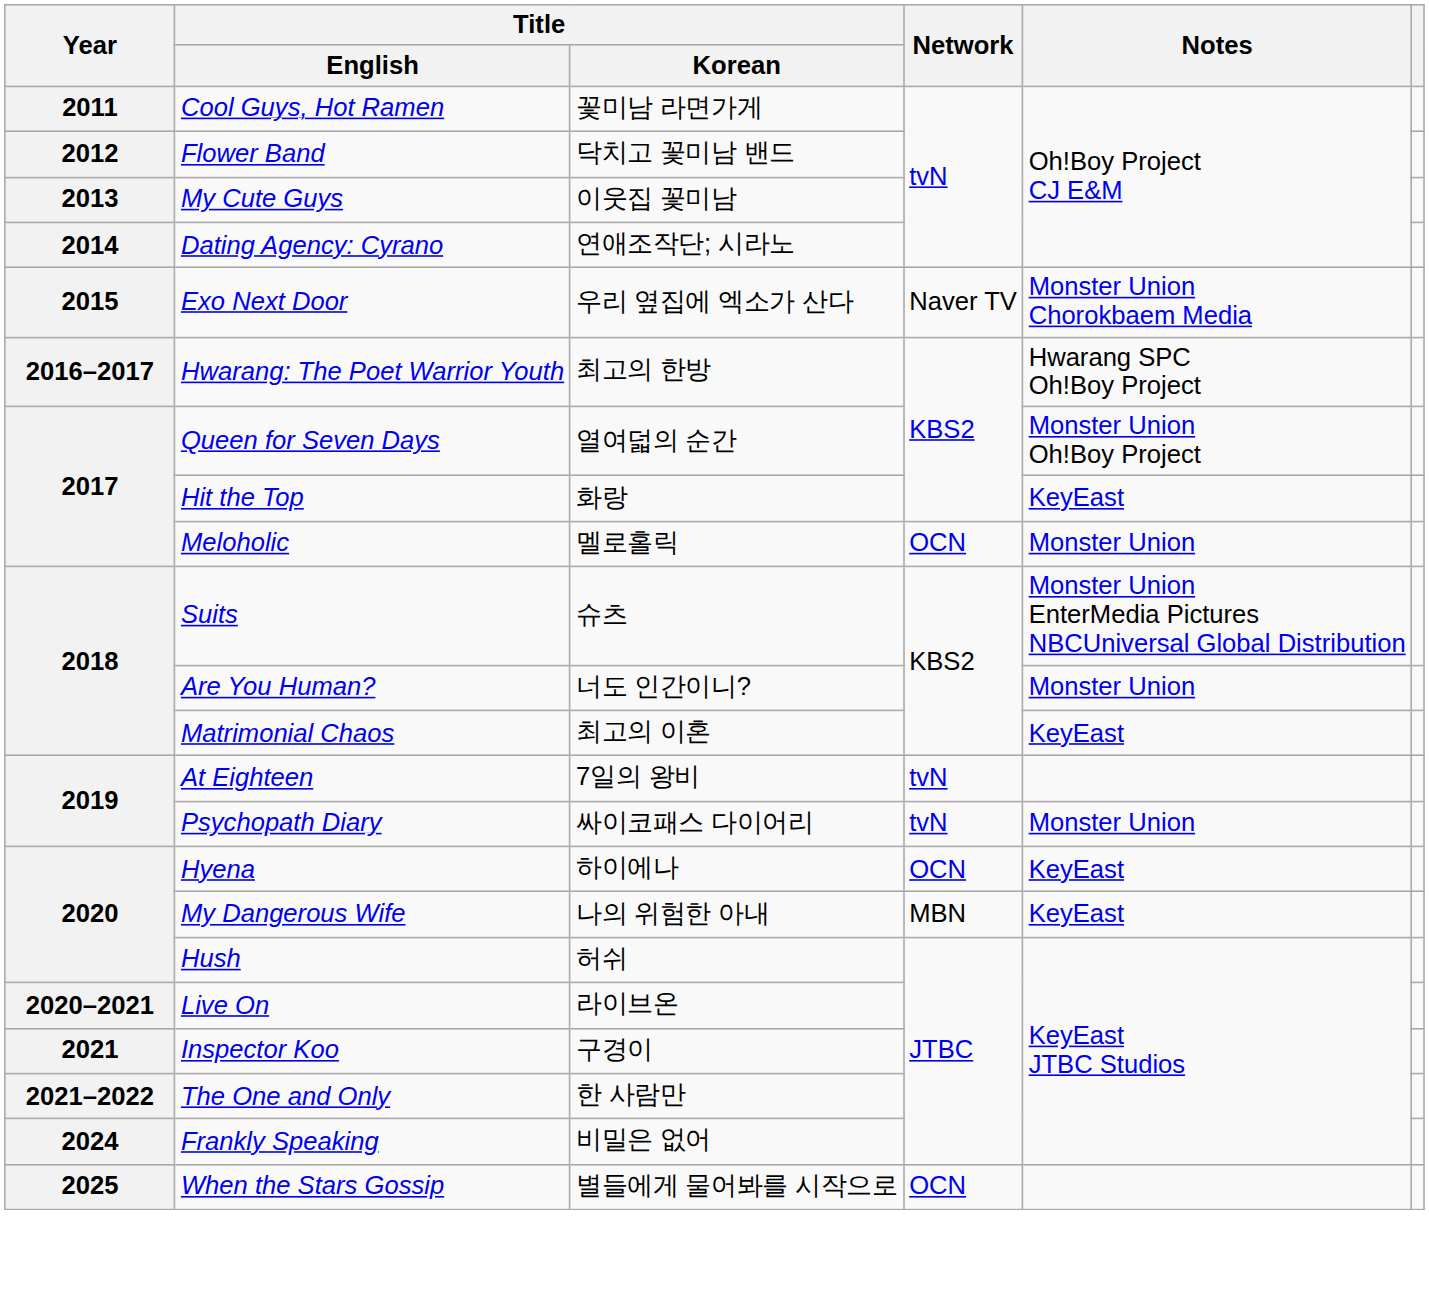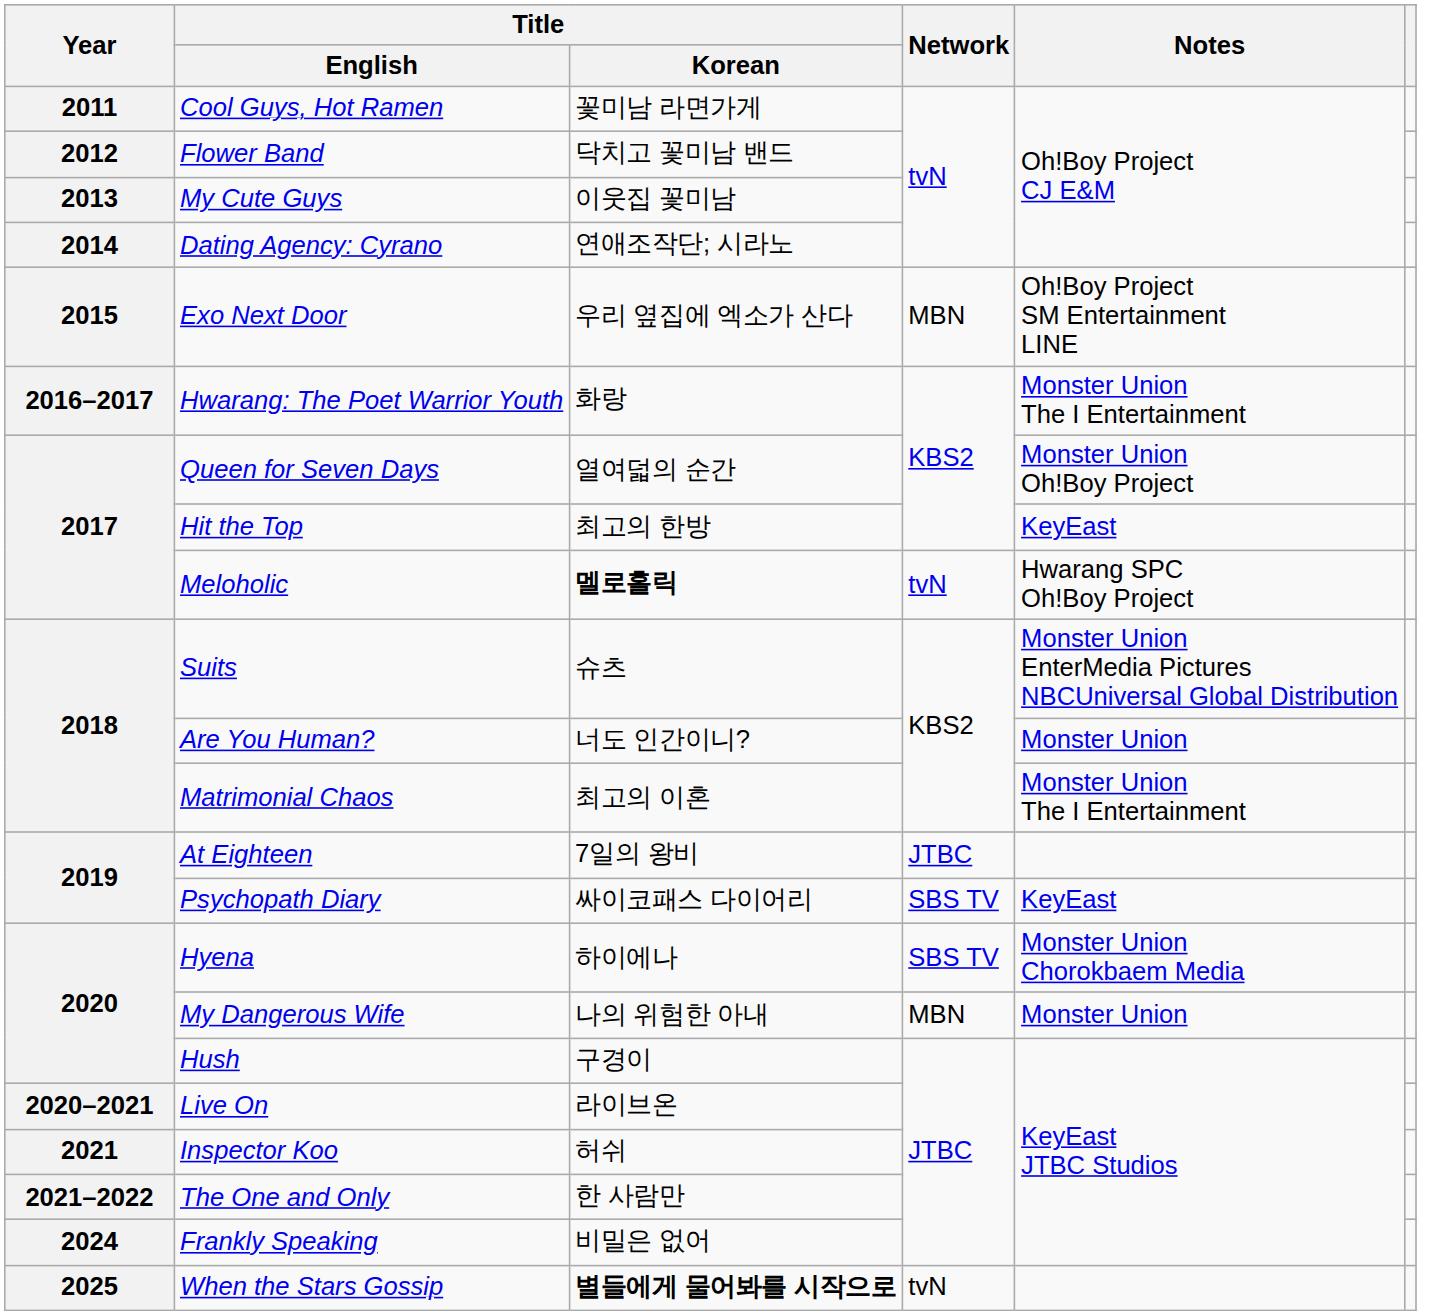(963, 302) Naver TV -> (937, 316) MBN
(1140, 302) Monster Union Chorokbaem Media -> (1124, 316) Oh!Boy Project SM Entertainment LINE
(644, 370) 최고의 한방 -> (601, 399) 화랑
(1115, 371) Hwarang SPC Oh!Boy Project -> (1133, 400) Monster Union The I Entertainment
(602, 497) 화랑 -> (643, 526) 최고의 한방
(627, 542) normal -> (626, 583) bold
(938, 543) OCN -> (927, 584) tvN
(1112, 543) Monster Union -> (1107, 584) Hwarang SPC Oh!Boy Project
(1076, 732) KeyEast -> (1133, 797) Monster Union The I Entertainment
(928, 778) tvN -> (940, 854) JTBC
(928, 823) tvN -> (954, 900) SBS TV
(1112, 823) Monster Union -> (1069, 900) KeyEast
(938, 868) OCN -> (954, 957) SBS TV
(1076, 868) KeyEast -> (1133, 957) Monster Union Chorokbaem Media
(1076, 914) KeyEast -> (1104, 1015) Monster Union
(602, 958) 허쉬 -> (613, 1059) 구경이
(614, 1049) 구경이 -> (601, 1150) 허쉬
(737, 1185) normal -> (736, 1286) bold
(938, 1186) OCN -> (927, 1287) tvN
